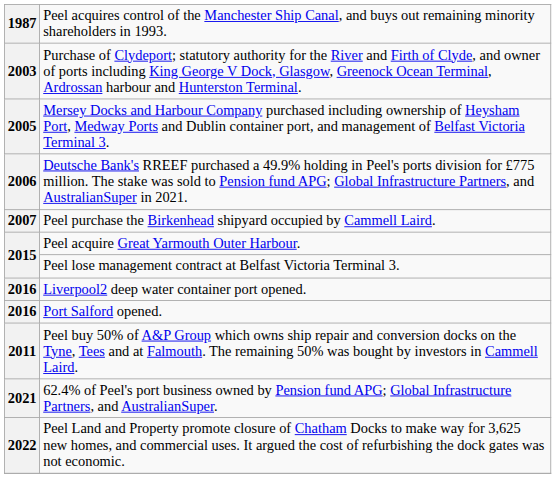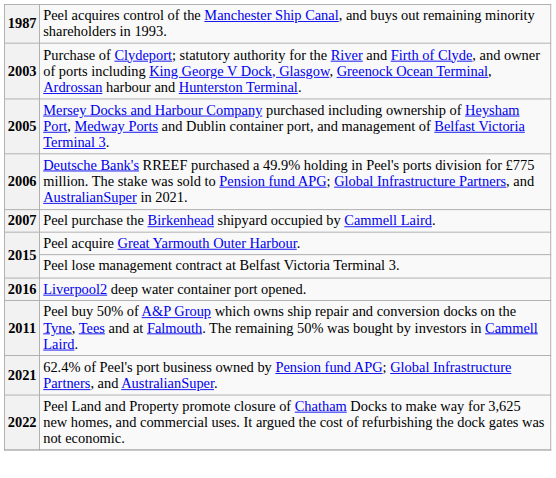- row: (103, 312)
